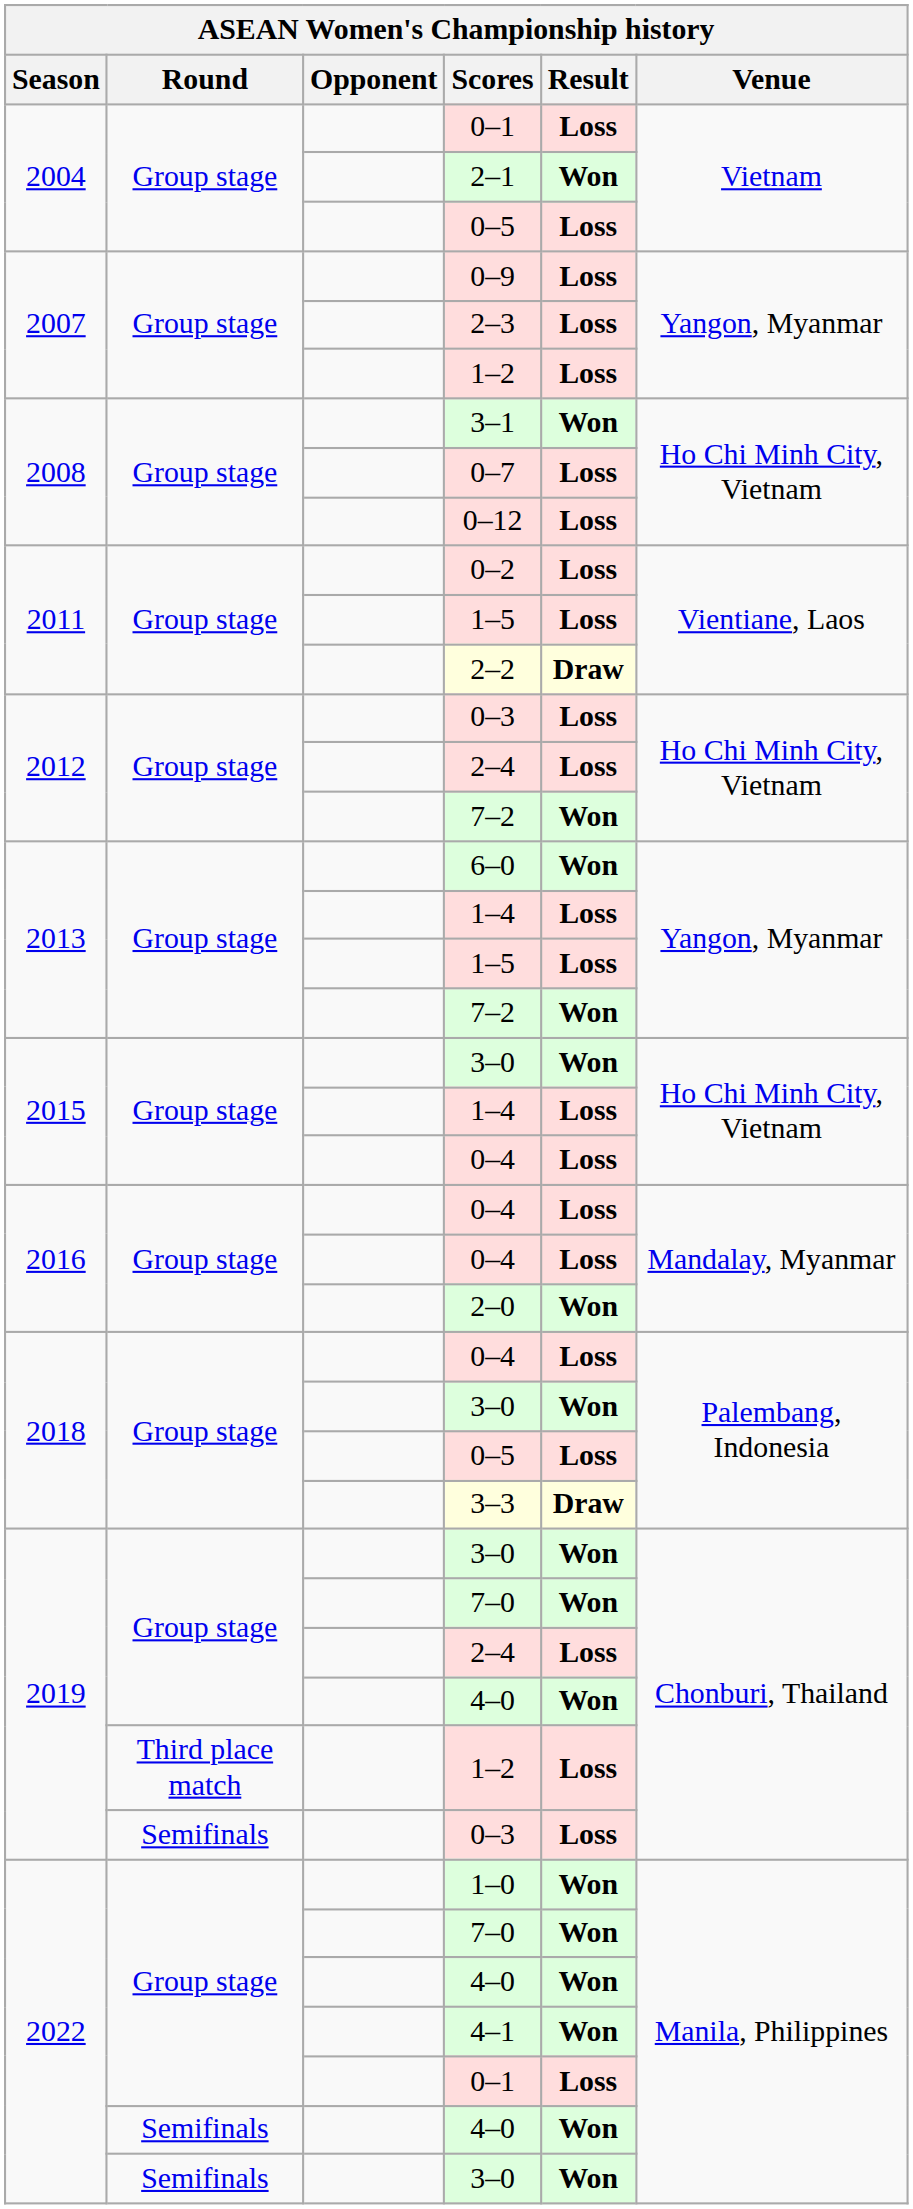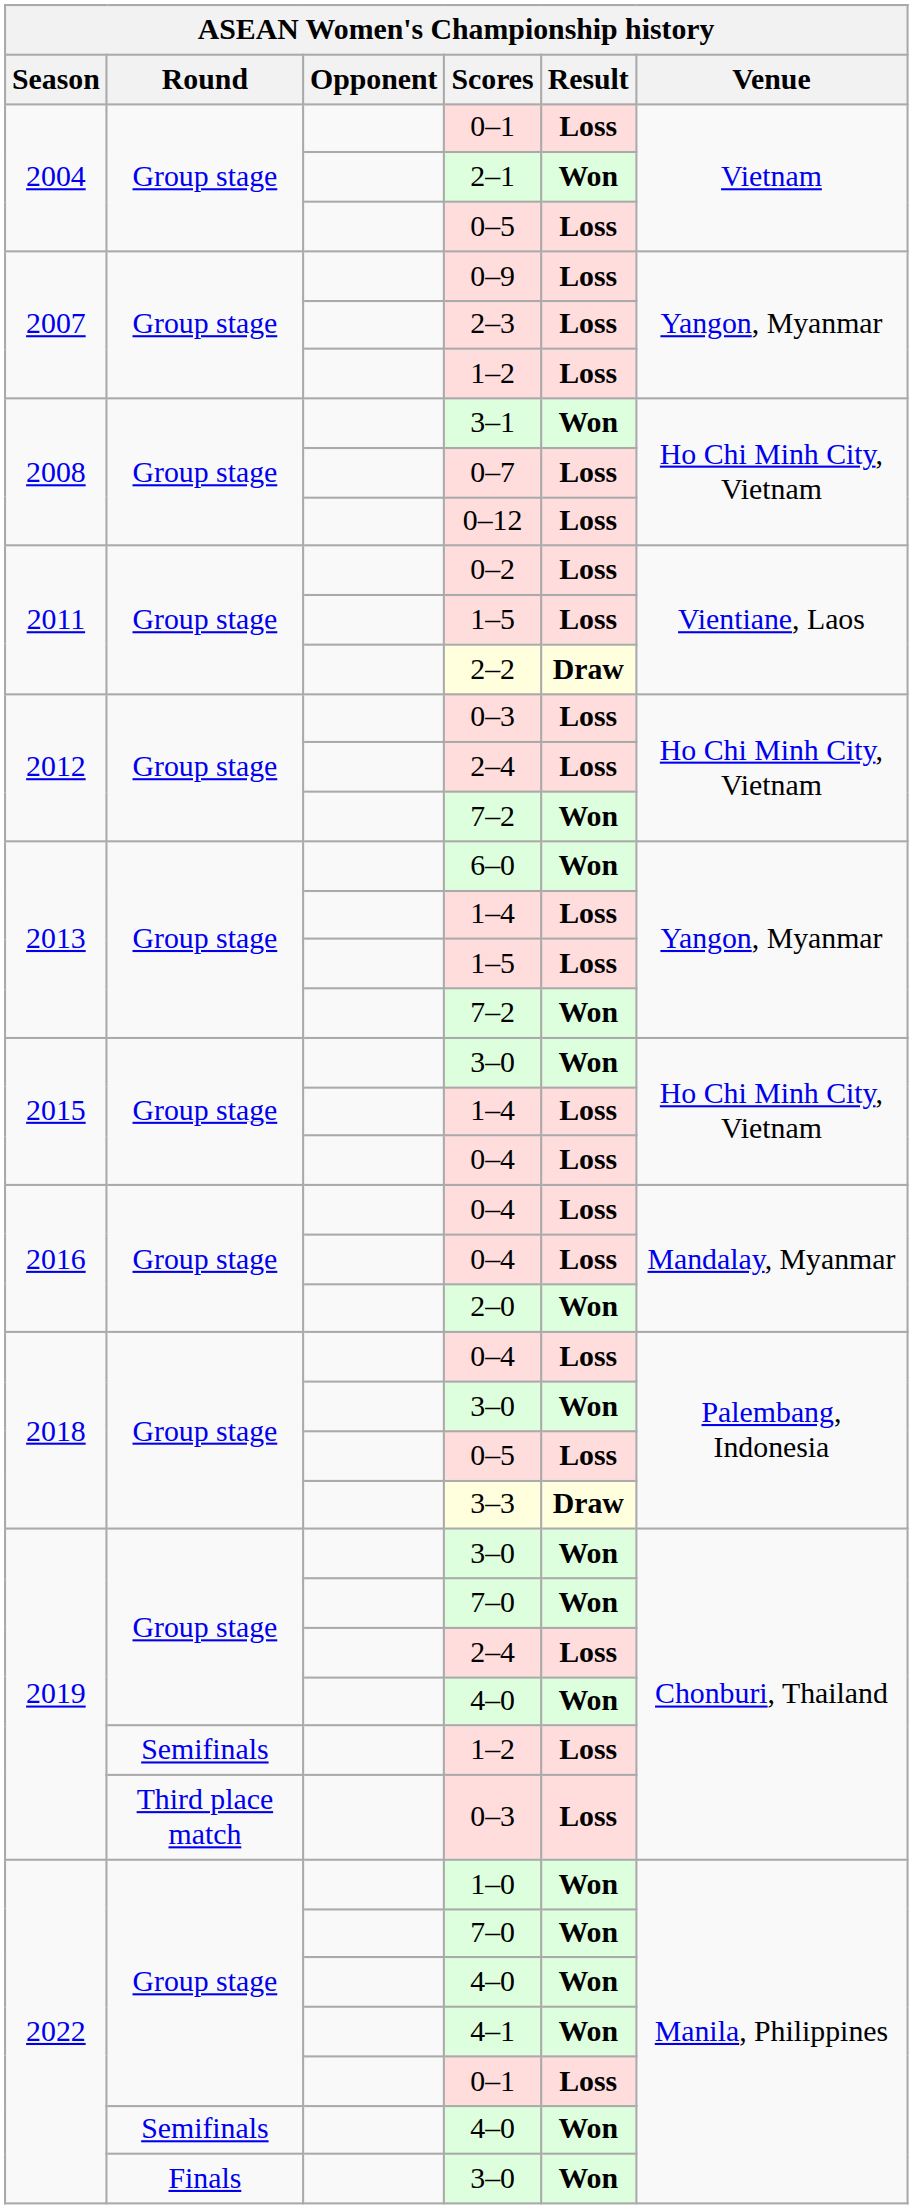(205, 1767) Third place match -> (205, 1750) Semifinals
(205, 1834) Semifinals -> (205, 1816) Third place match
(205, 2178) Semifinals -> (205, 2178) Finals
